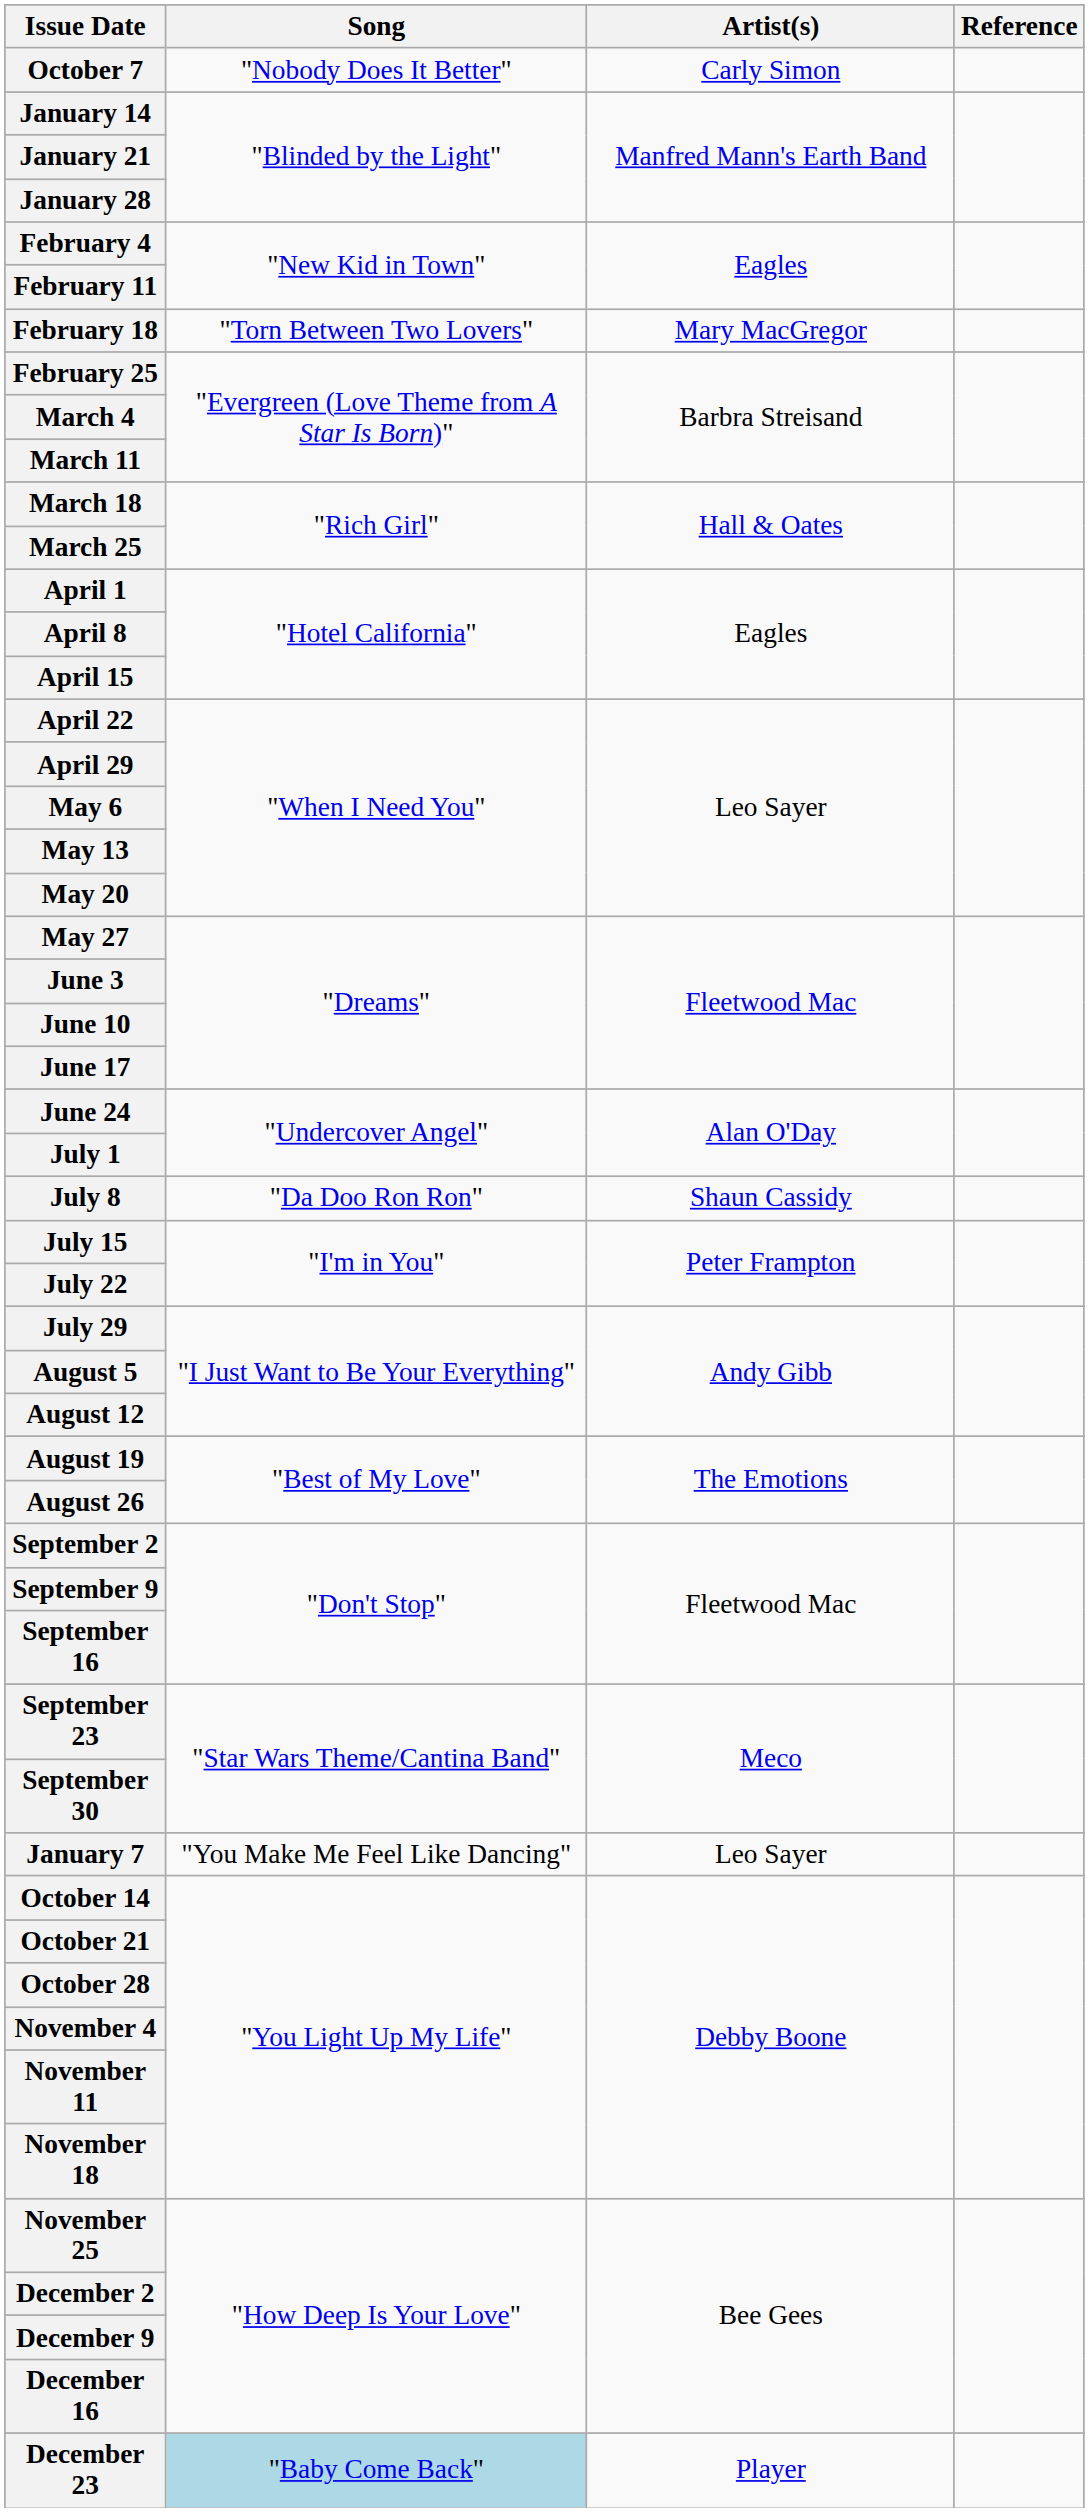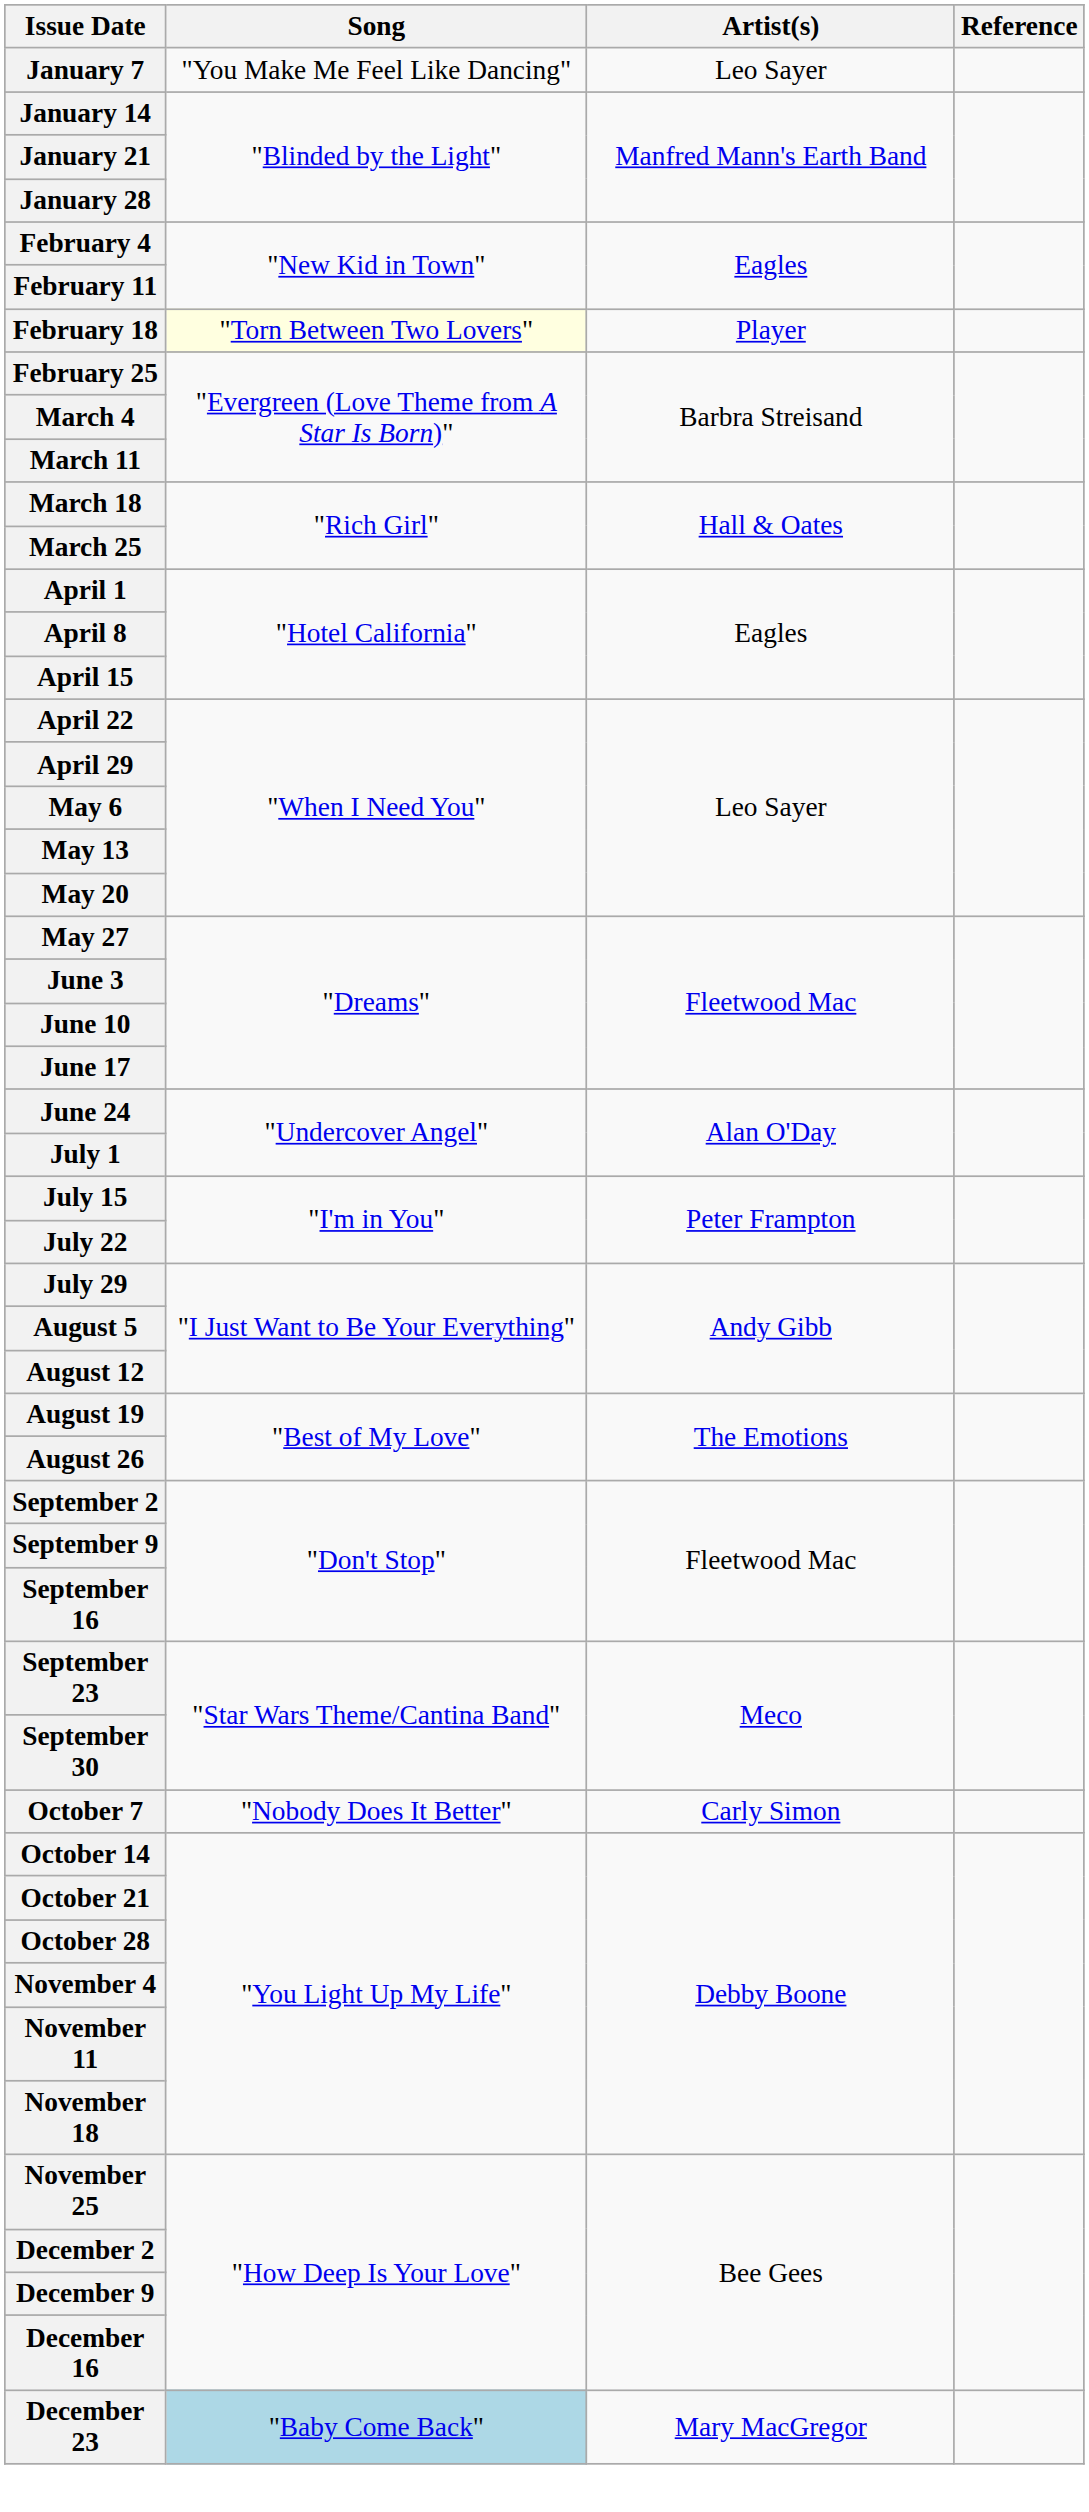rows swapped: (85, 1854) <-> (85, 69)
(376, 329) no background -> (376, 329) lightyellow background
(771, 329) Mary MacGregor -> (771, 329) Player
- row: (85, 1197)
(771, 2469) Player -> (771, 2426) Mary MacGregor
